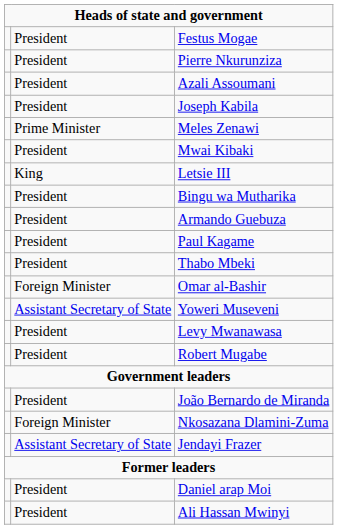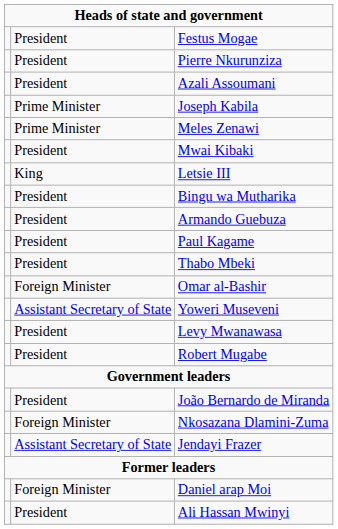(41, 106) President -> (57, 106) Prime Minister
(41, 490) President -> (62, 490) Foreign Minister
